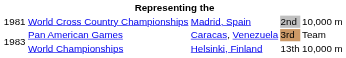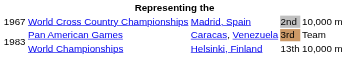(15, 21) 1981 -> (15, 21) 1967
